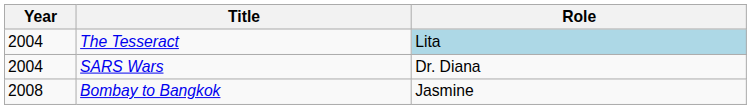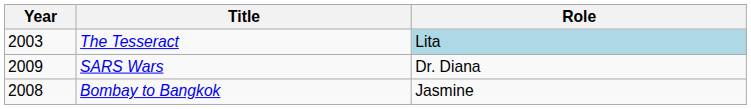(26, 41) 2004 -> (26, 41) 2003
(26, 66) 2004 -> (26, 66) 2009
